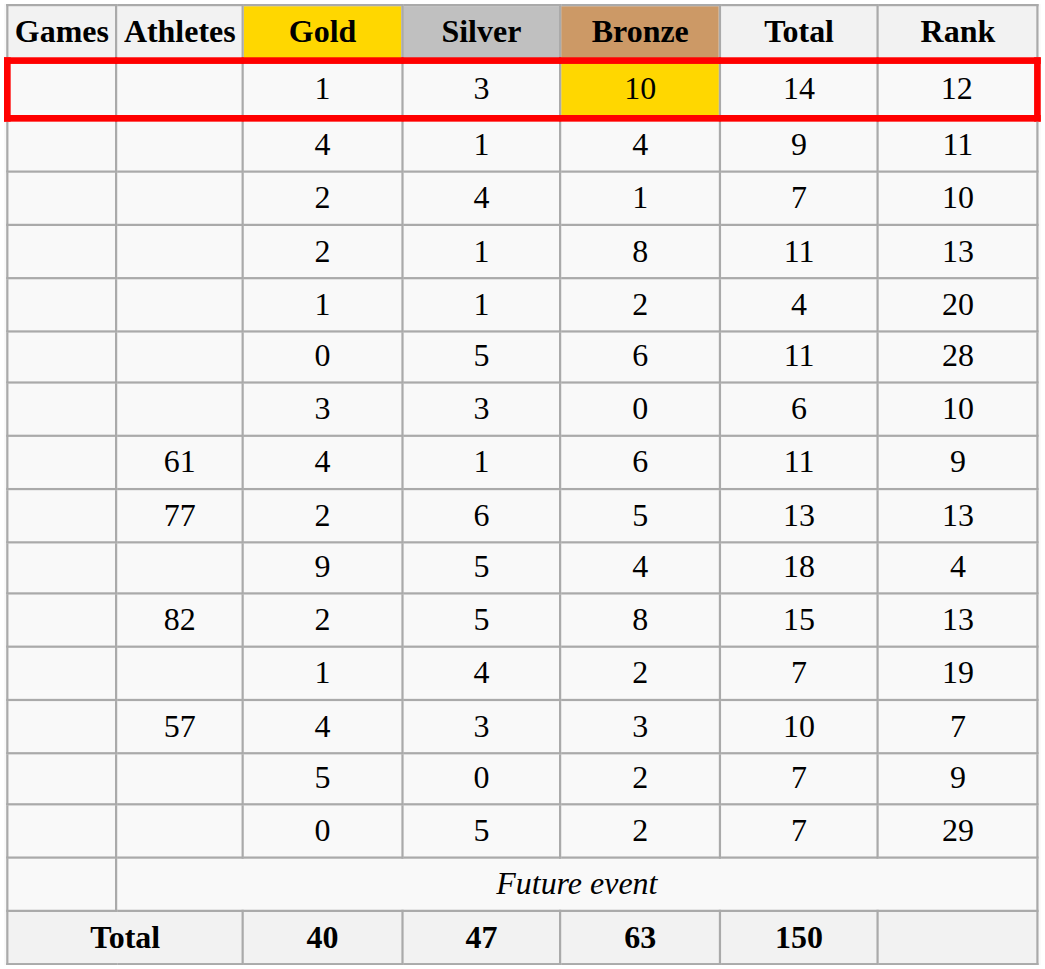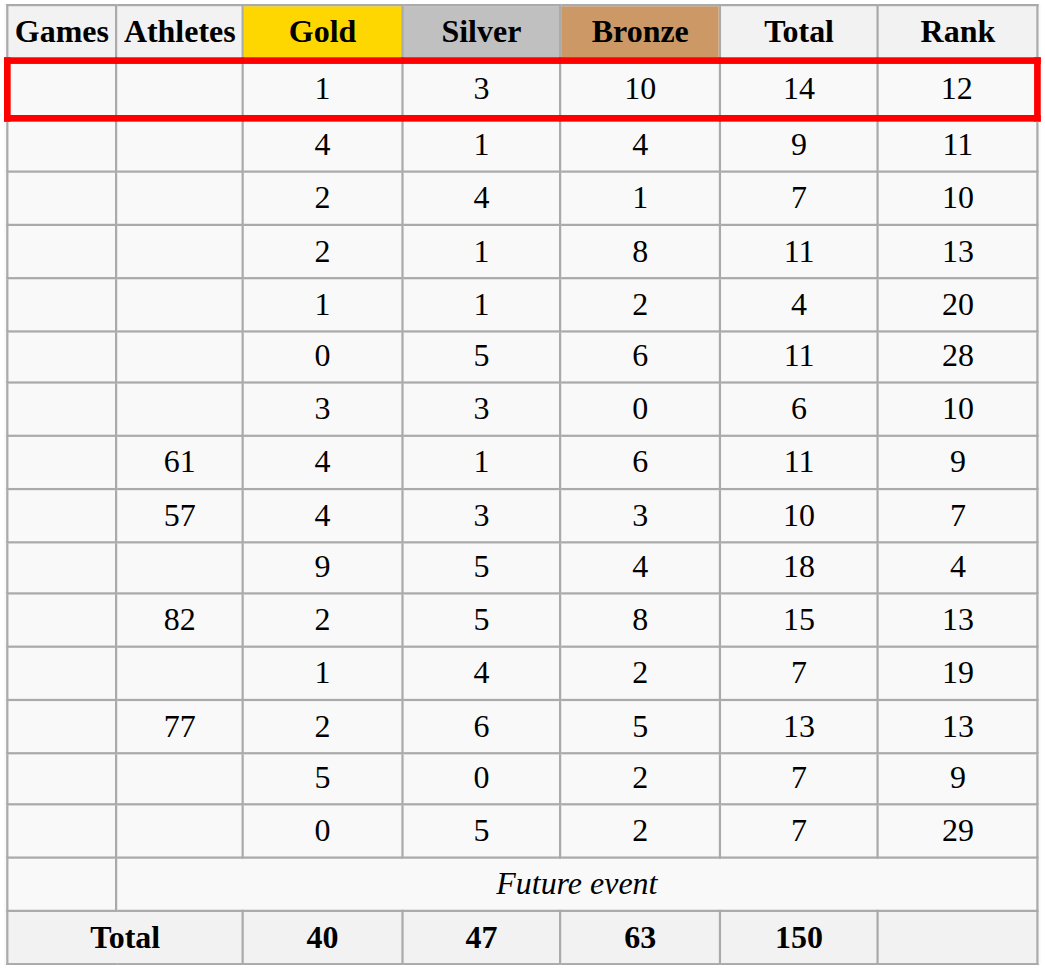(640, 88) gold background -> (640, 88) no background
rows swapped: (323, 725) <-> (323, 514)
